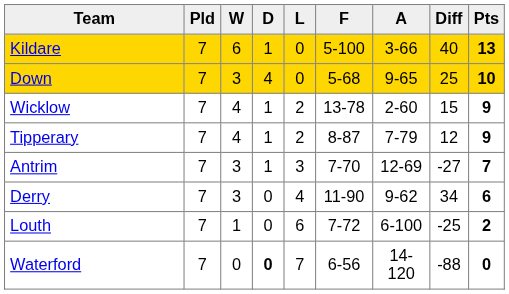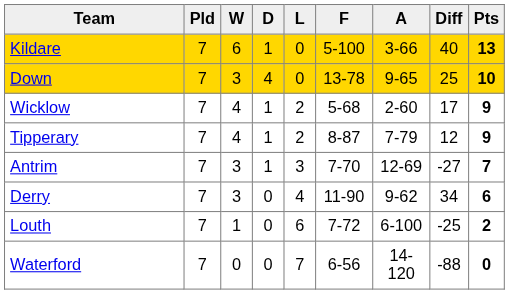(344, 78) 5-68 -> (344, 78) 13-78
(344, 108) 13-78 -> (344, 108) 5-68
(449, 108) 15 -> (449, 108) 17
(268, 265) bold -> (268, 265) normal
